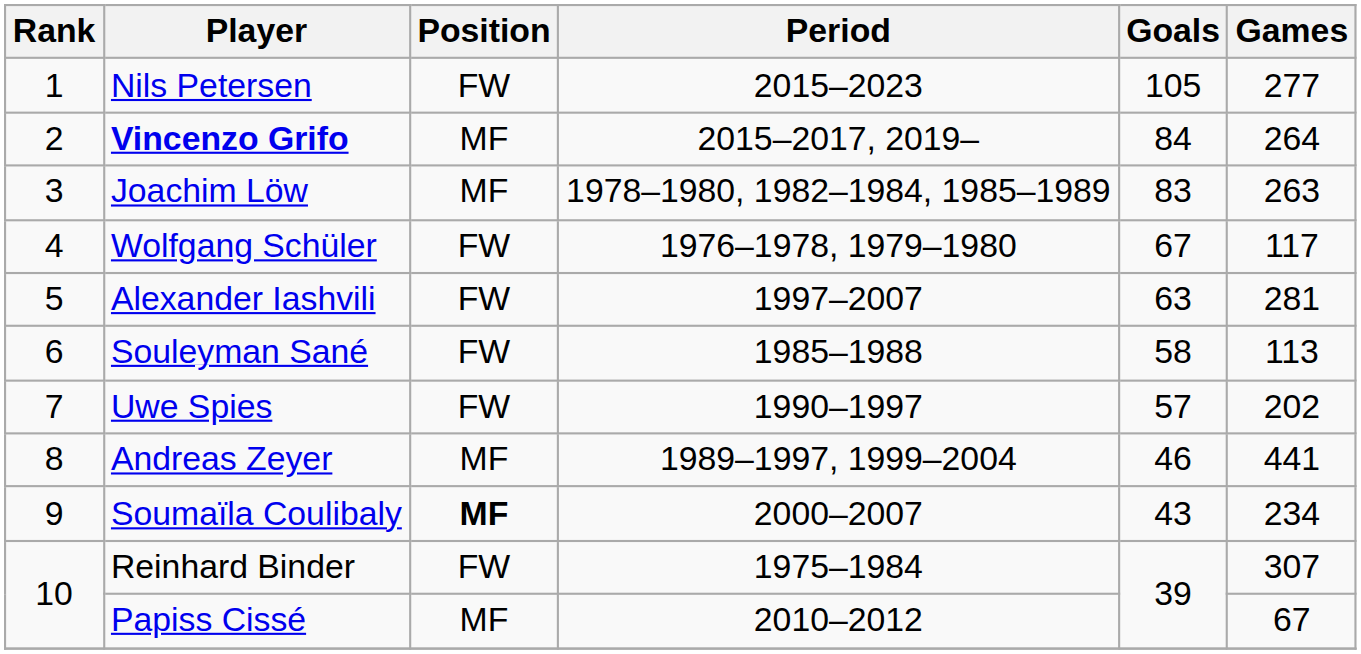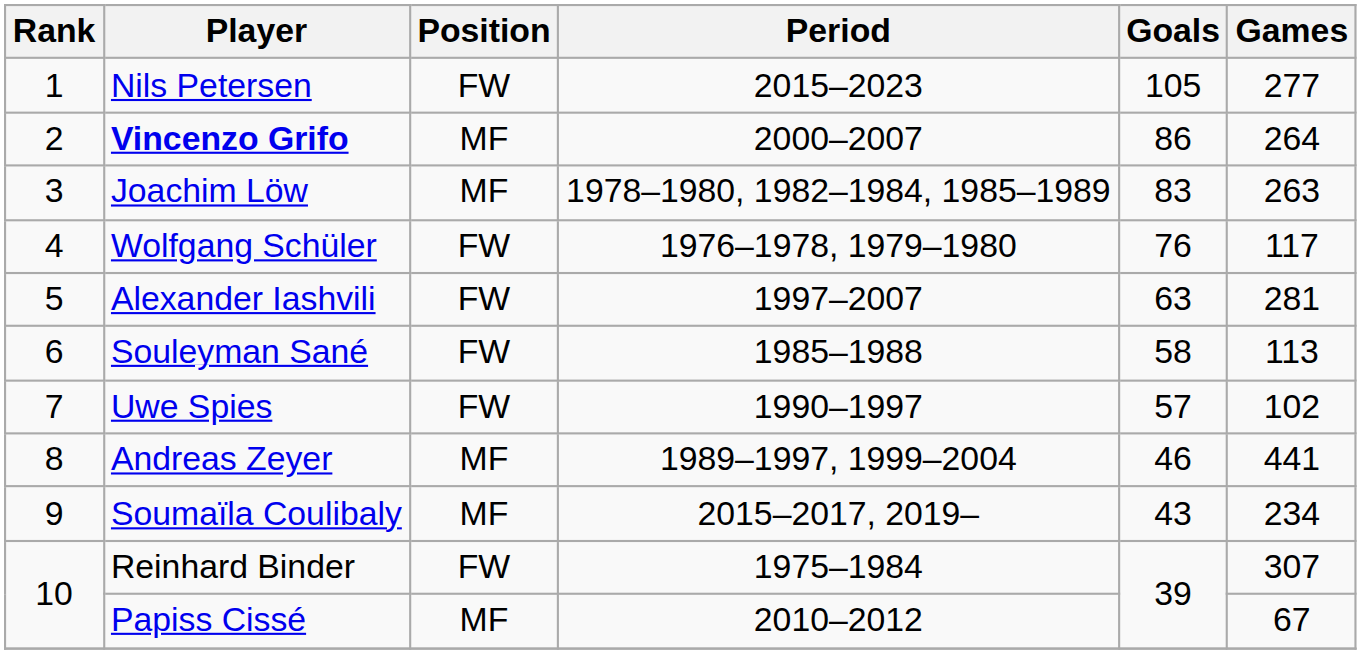(838, 138) 2015–2017, 2019– -> (838, 138) 2000–2007
(1173, 138) 84 -> (1173, 138) 86
(1173, 245) 67 -> (1173, 245) 76
(1292, 406) 202 -> (1292, 406) 102
(484, 513) bold -> (484, 513) normal
(838, 513) 2000–2007 -> (838, 513) 2015–2017, 2019–
